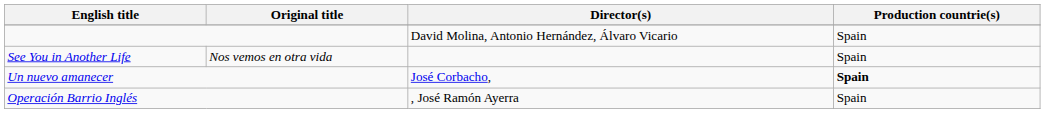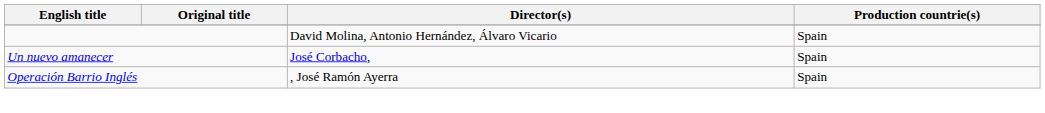- row: (69, 56)
(853, 77) bold -> (812, 56) normal
